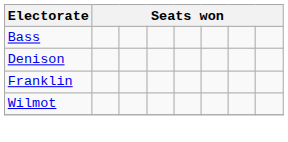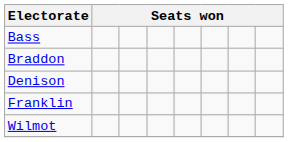+ row: (36, 60)
